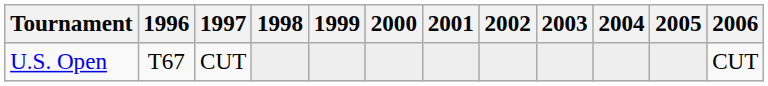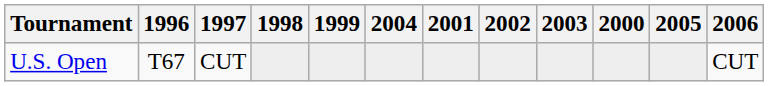columns swapped: (394, 23) <-> (621, 23)
